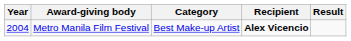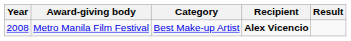(18, 28) 2004 -> (18, 28) 2008
